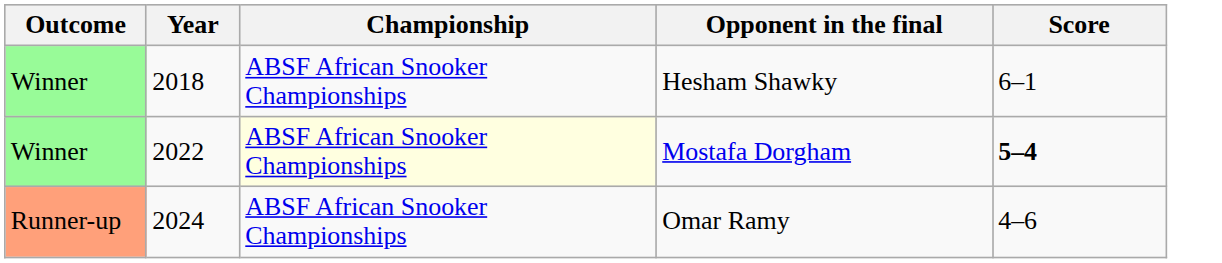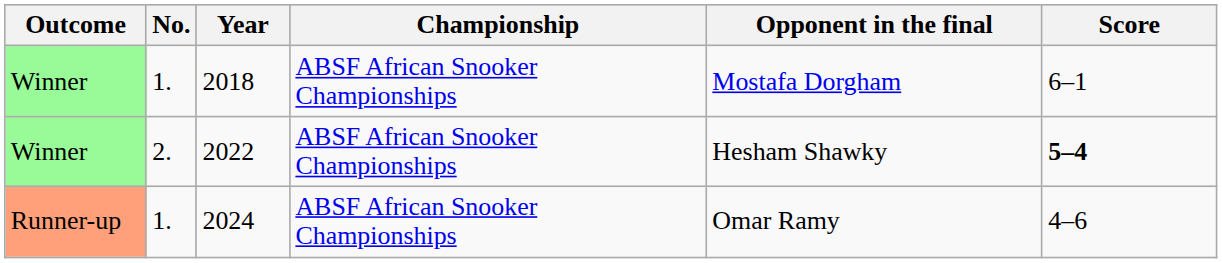+ column: (171, 25)
(750, 80) Hesham Shawky -> (807, 80) Mostafa Dorgham
(366, 151) lightyellow background -> (416, 151) no background
(757, 151) Mostafa Dorgham -> (800, 151) Hesham Shawky
